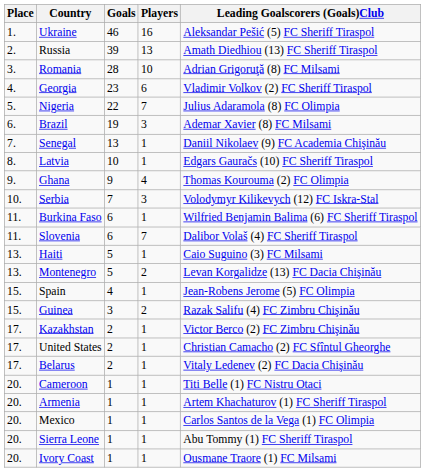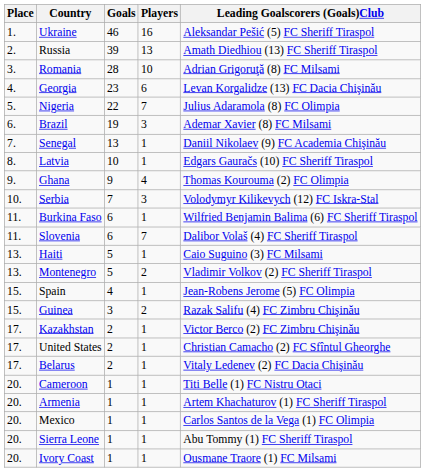(278, 87) Vladimir Volkov (2) FC Sheriff Tiraspol -> (282, 87) Levan Korgalidze (13) FC Dacia Chişinău
(282, 273) Levan Korgalidze (13) FC Dacia Chişinău -> (278, 273) Vladimir Volkov (2) FC Sheriff Tiraspol
